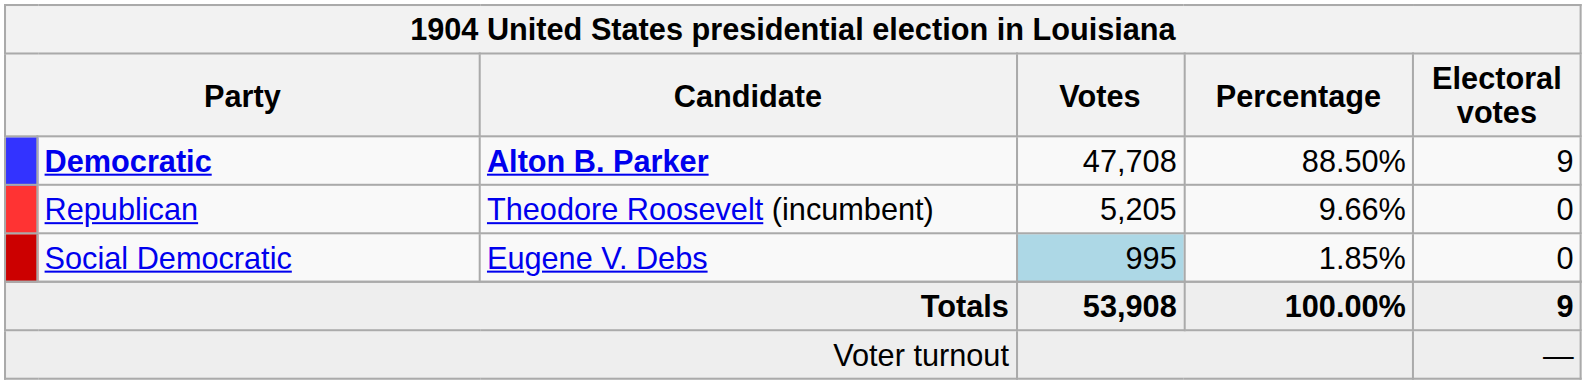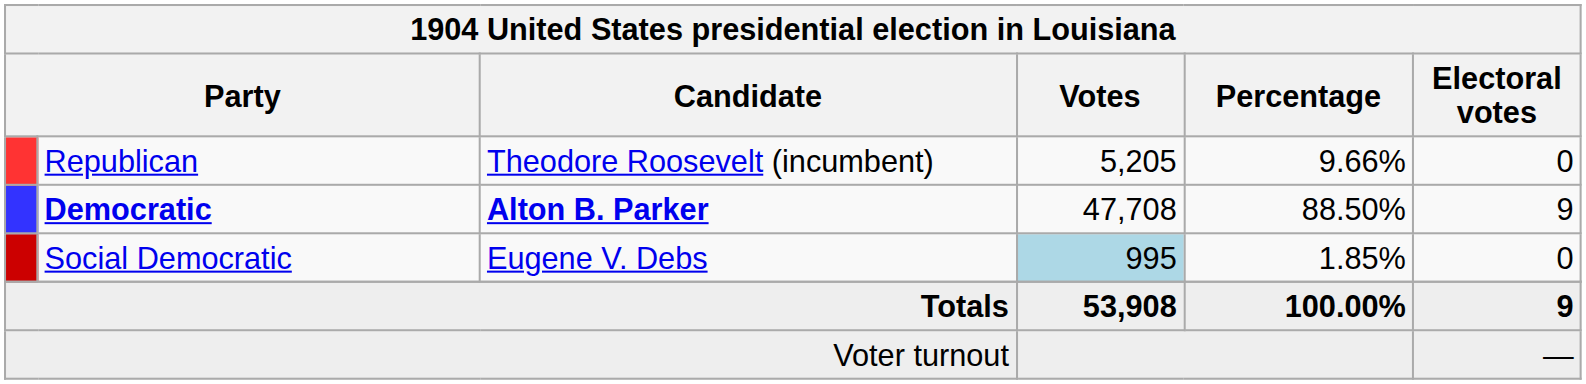rows swapped: (128, 161) <-> (121, 210)
